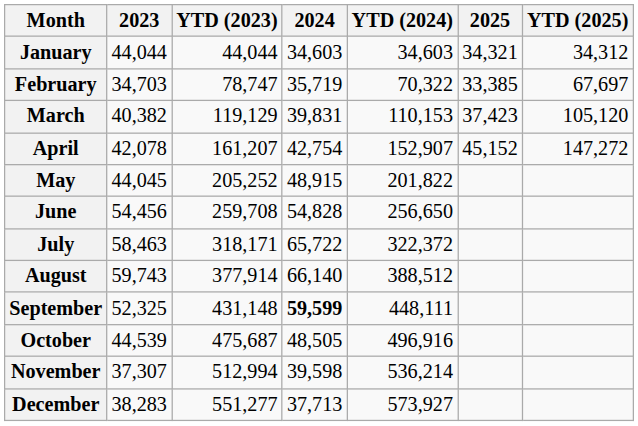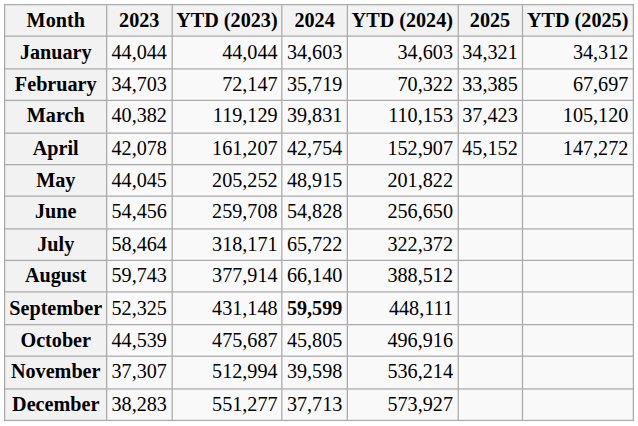(250, 84) 78,747 -> (250, 84) 72,147
(139, 244) 58,463 -> (139, 244) 58,464
(315, 340) 48,505 -> (315, 340) 45,805
